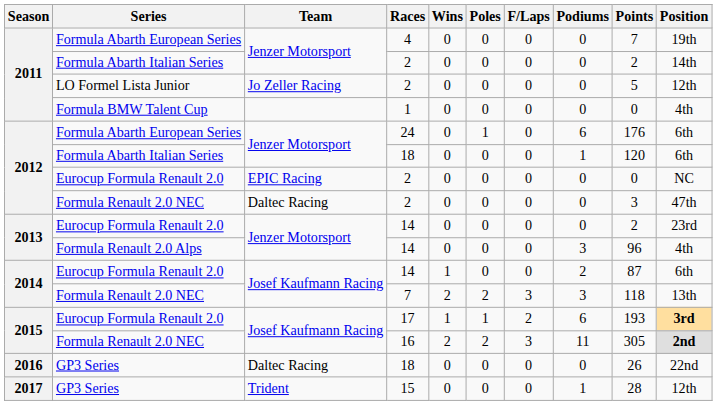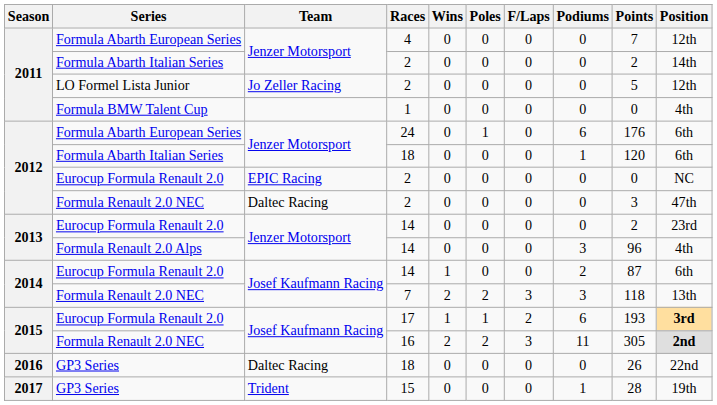(684, 39) 19th -> (684, 39) 12th
(684, 388) 12th -> (684, 388) 19th
